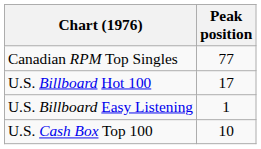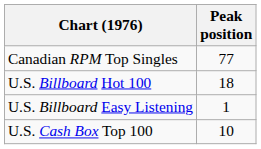(226, 82) 17 -> (226, 82) 18
